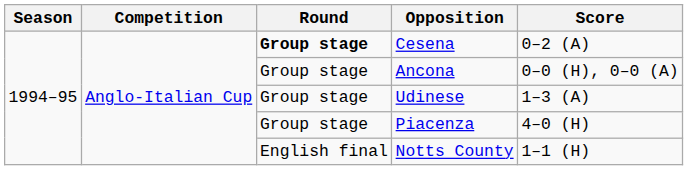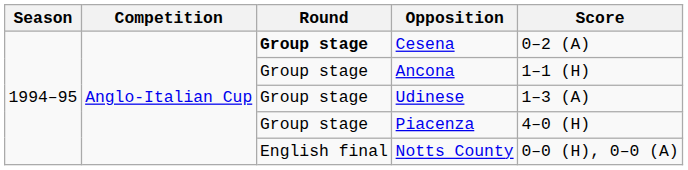(600, 71) 0–0 (H), 0–0 (A) -> (556, 71) 1–1 (H)
(556, 151) 1–1 (H) -> (600, 151) 0–0 (H), 0–0 (A)
